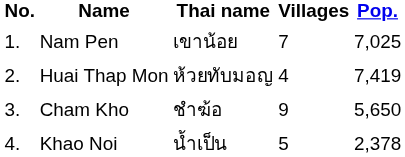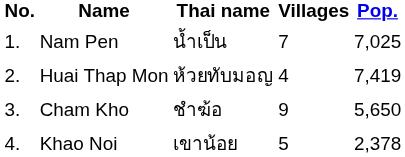(206, 41) เขาน้อย -> (200, 41) น้ำเป็น
(200, 144) น้ำเป็น -> (206, 144) เขาน้อย
